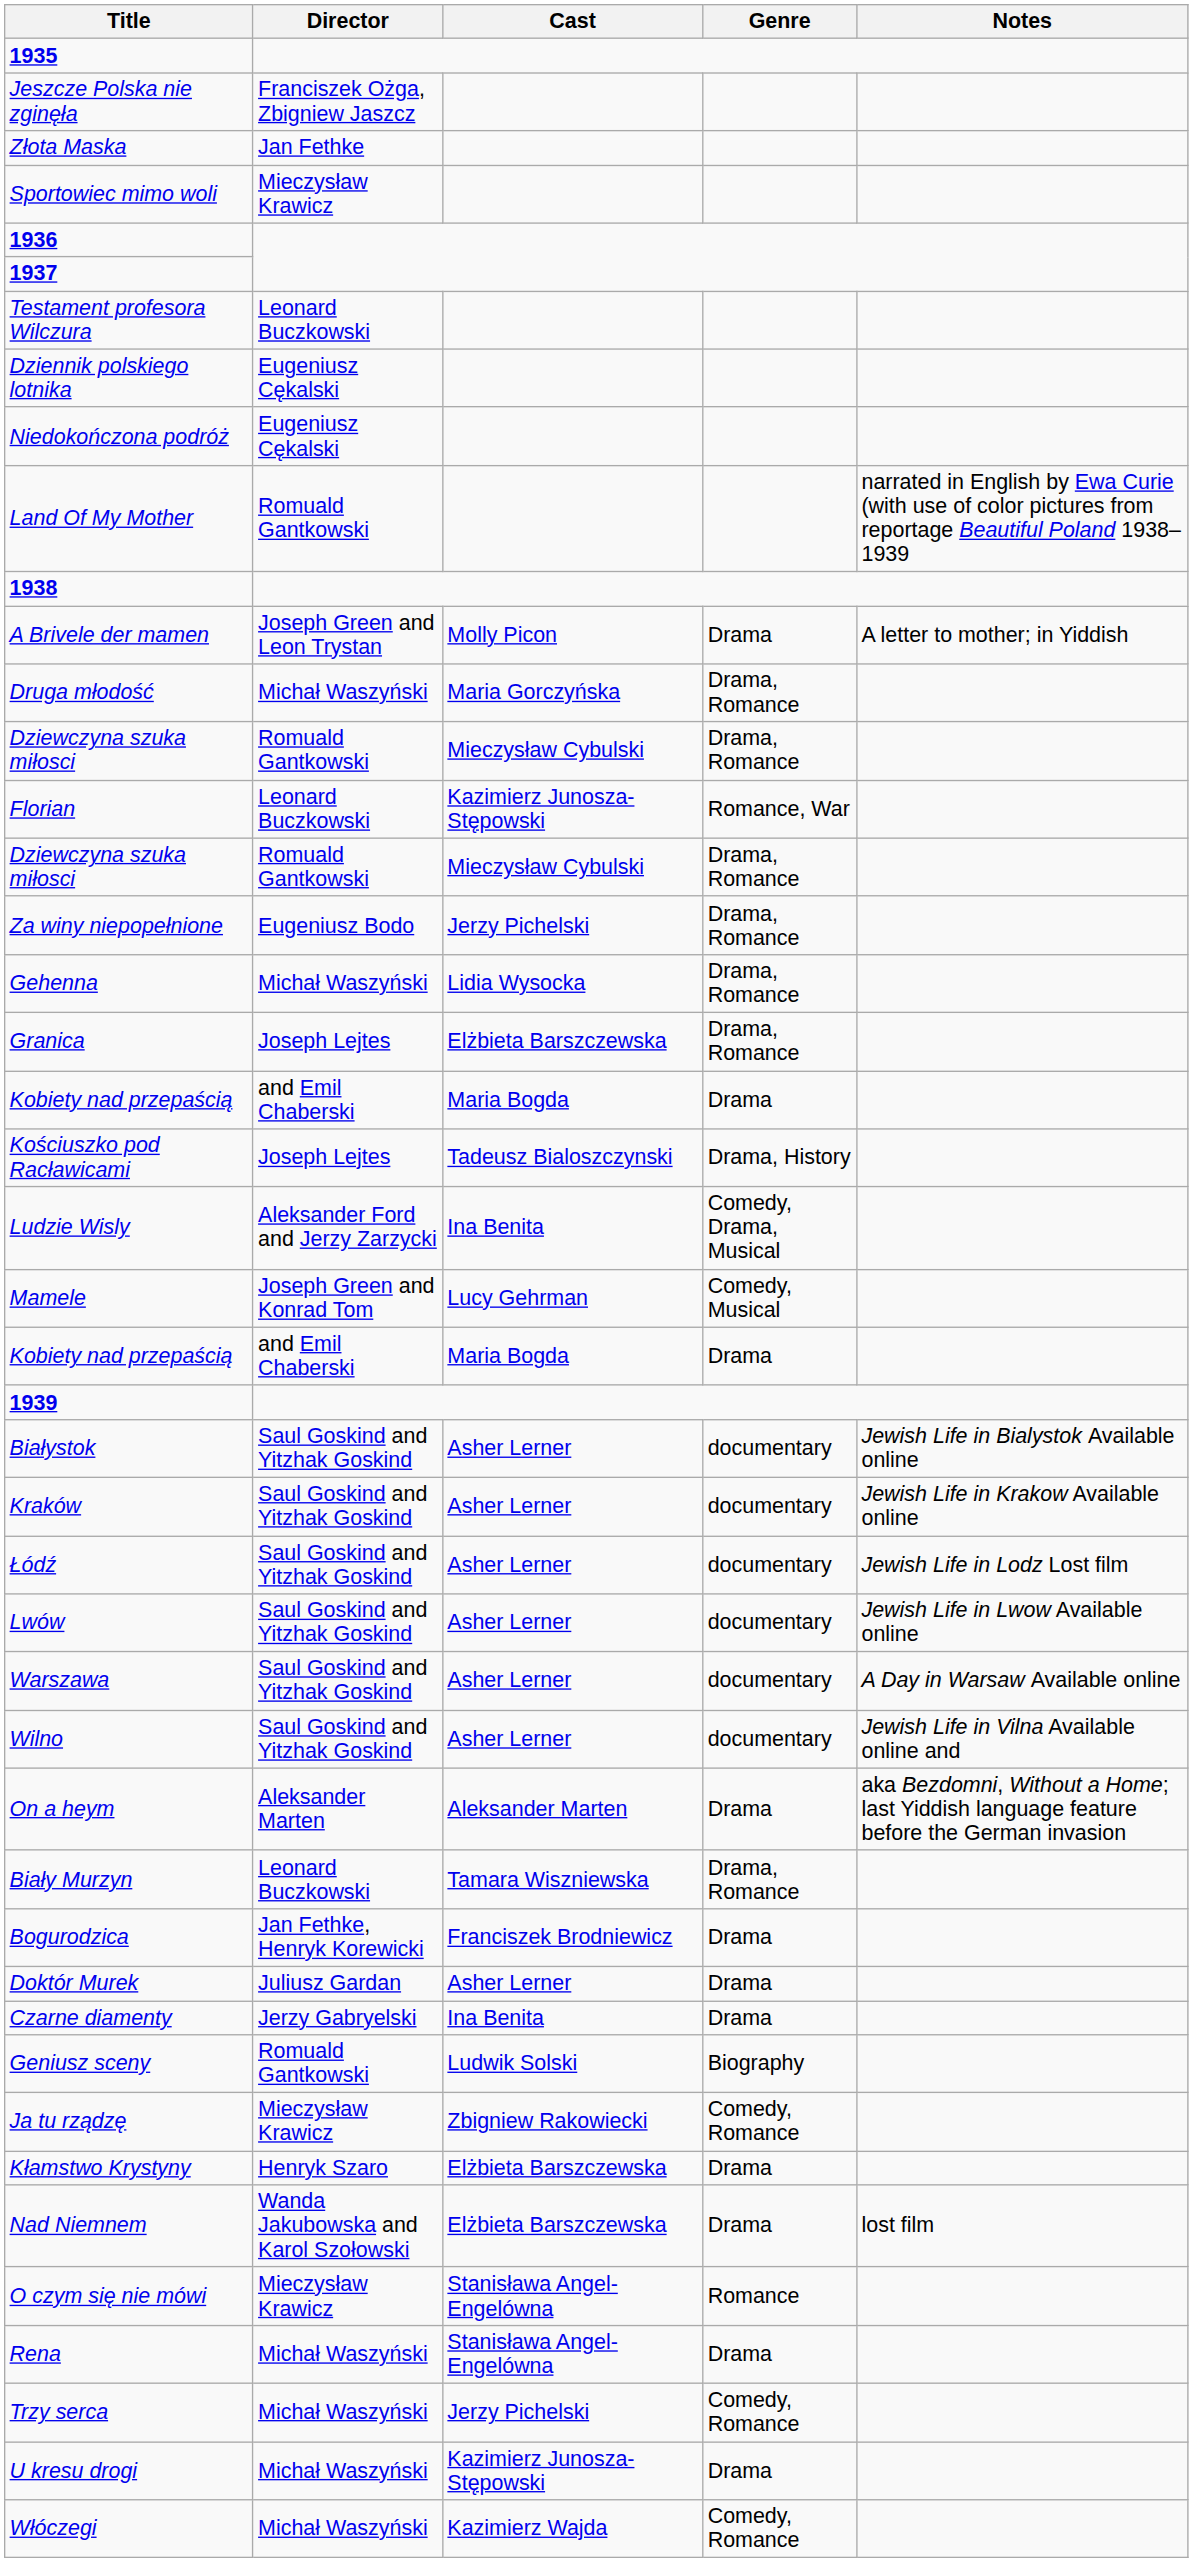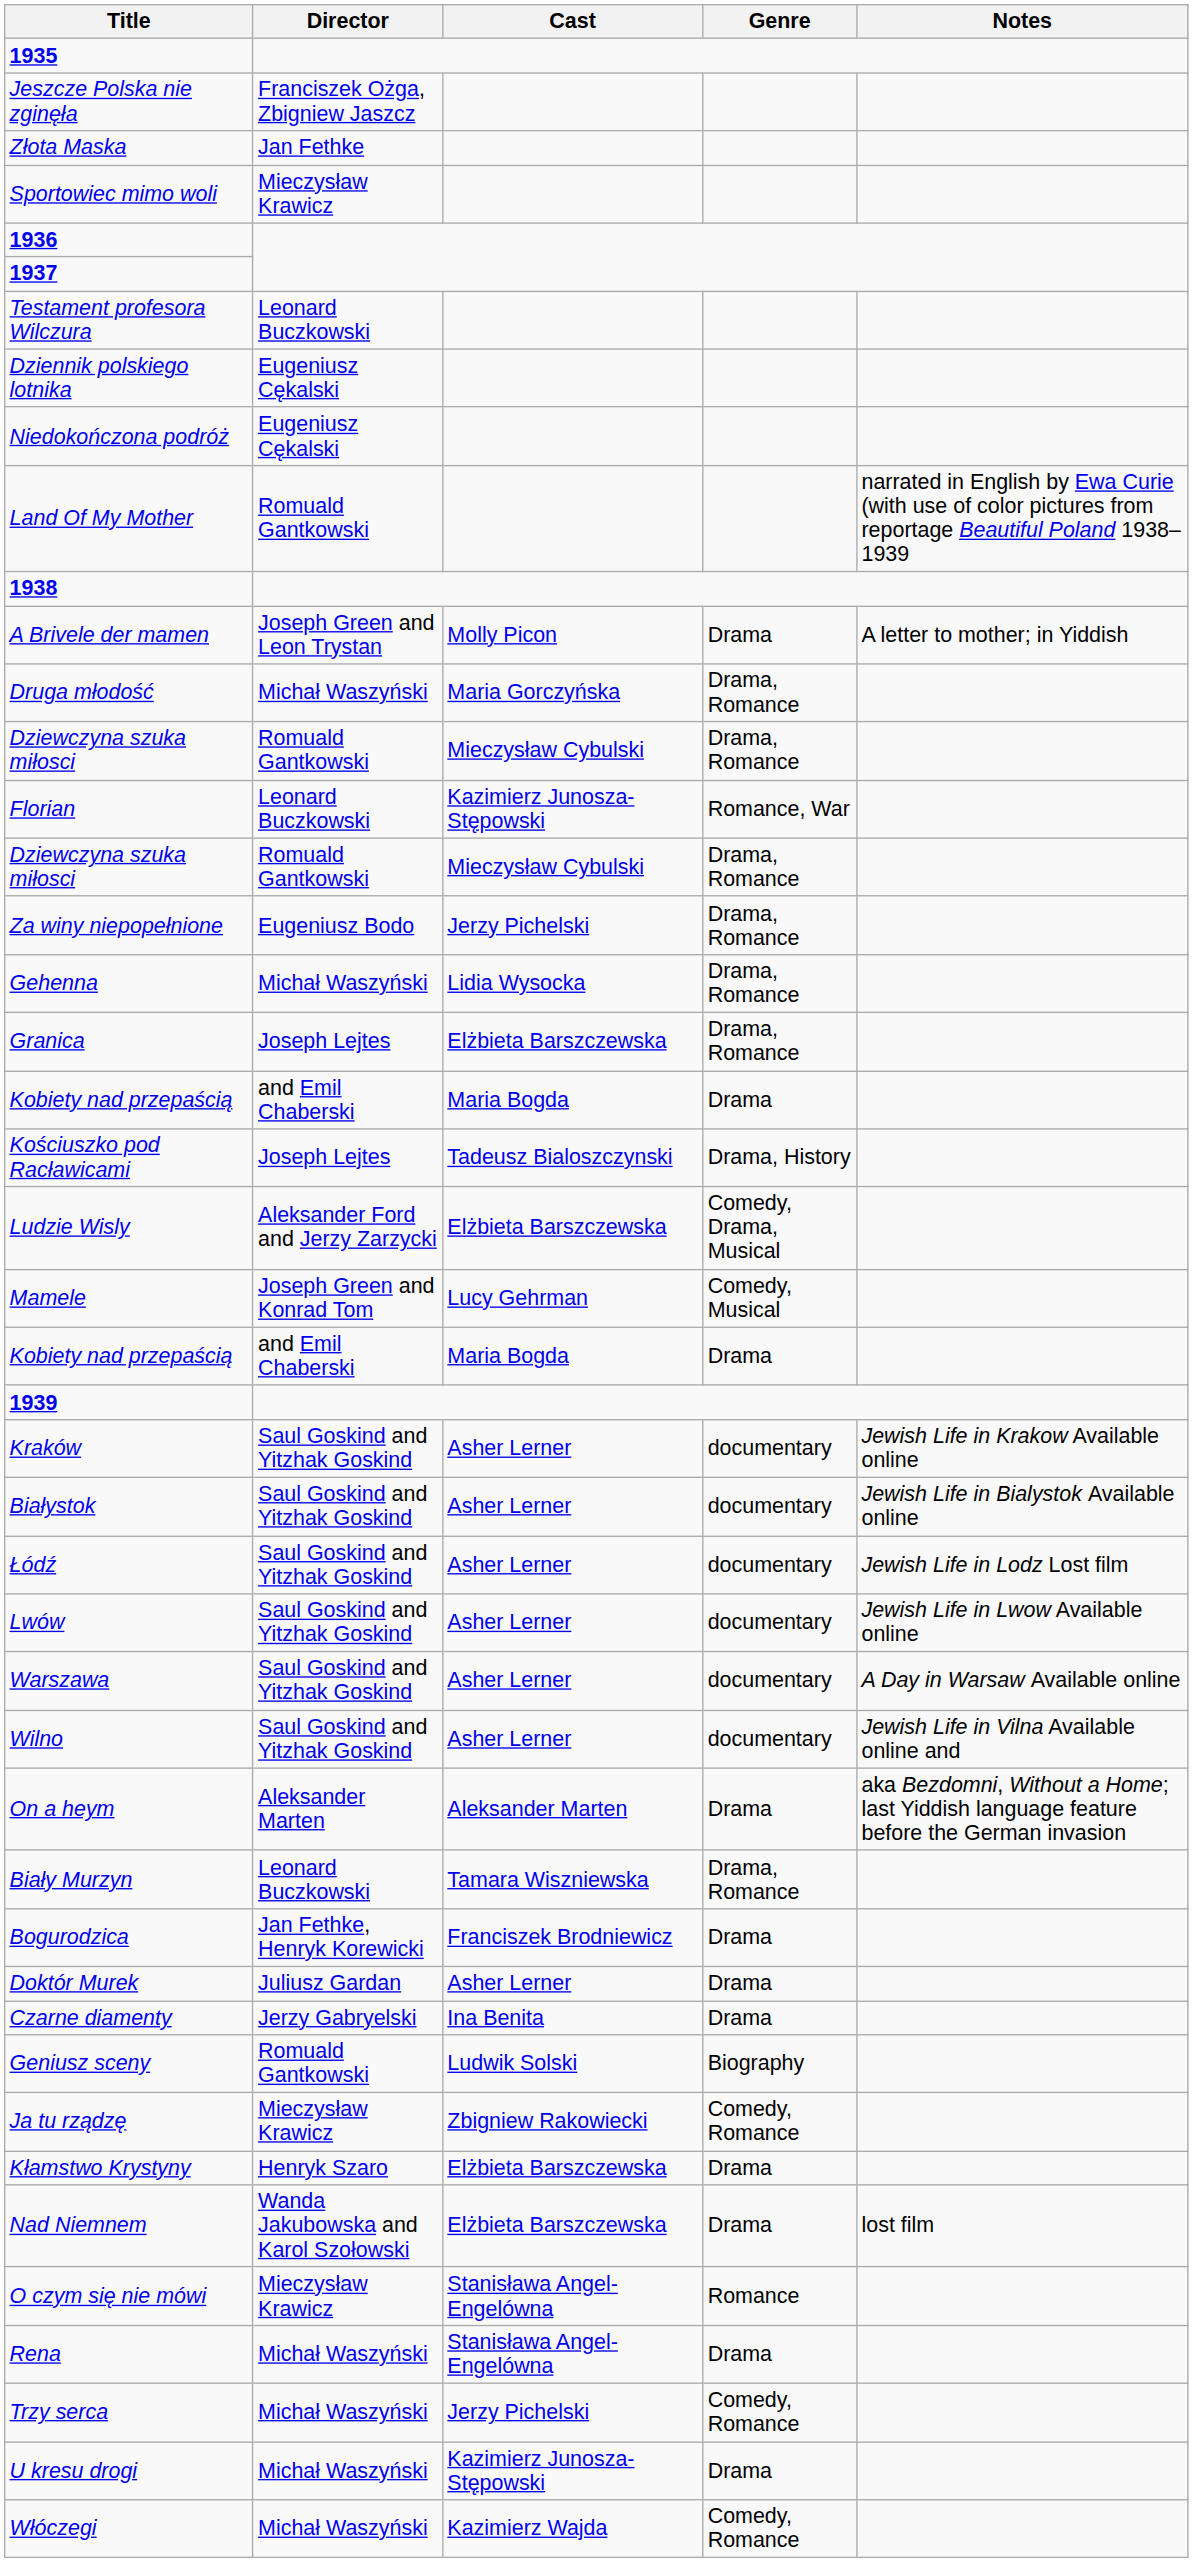(496, 1227) Ina Benita -> (557, 1227) Elżbieta Barszczewska
rows swapped: (53, 1448) <-> (45, 1506)
